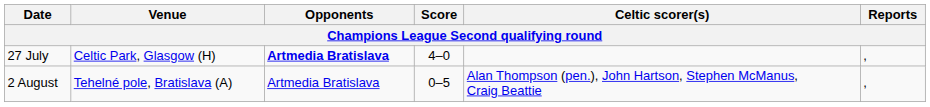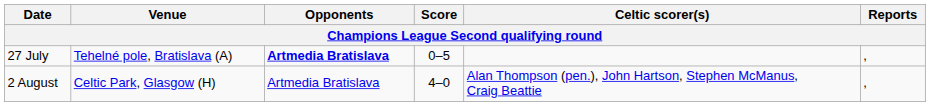(145, 55) Celtic Park, Glasgow (H) -> (153, 55) Tehelné pole, Bratislava (A)
(439, 55) 4–0 -> (439, 55) 0–5
(153, 83) Tehelné pole, Bratislava (A) -> (145, 83) Celtic Park, Glasgow (H)
(439, 83) 0–5 -> (439, 83) 4–0
